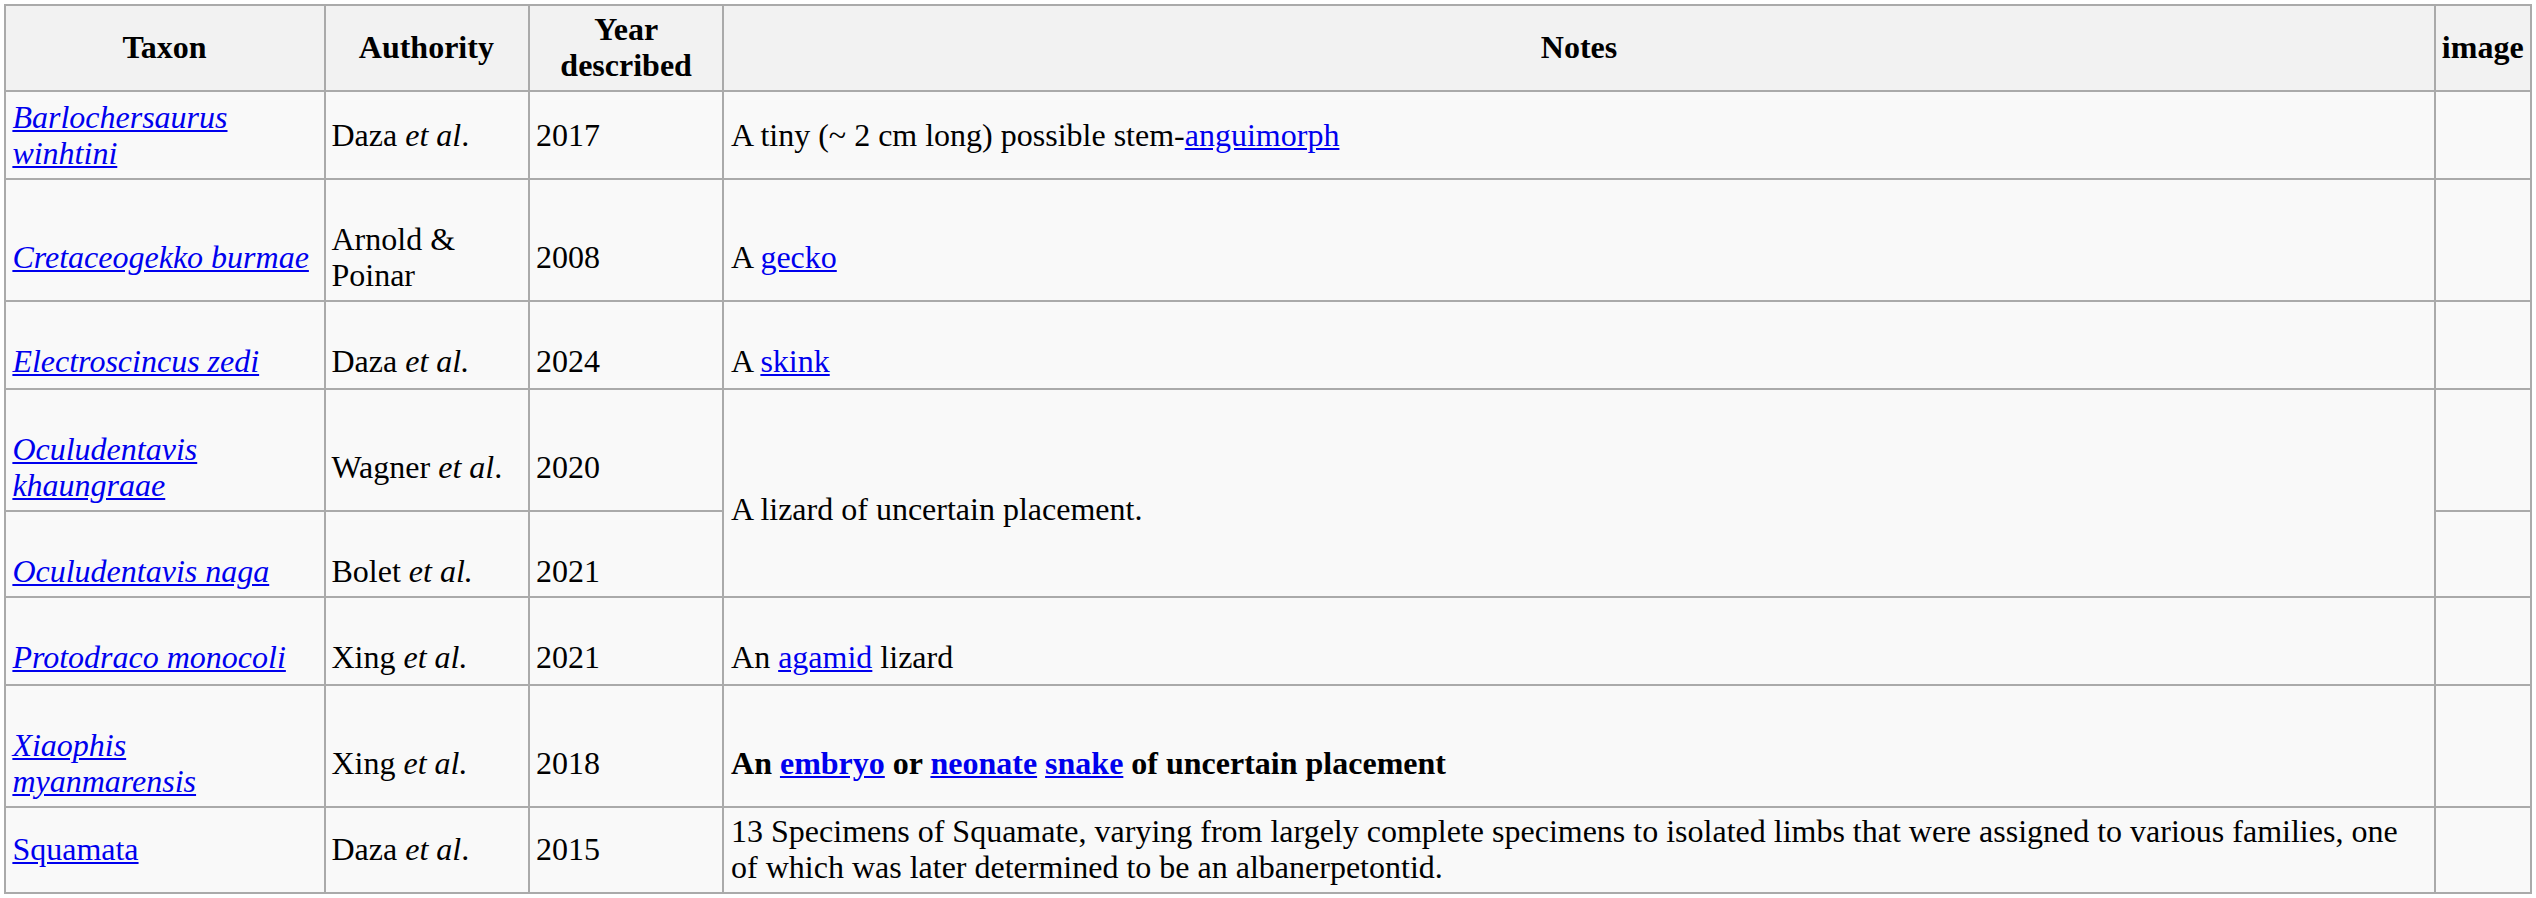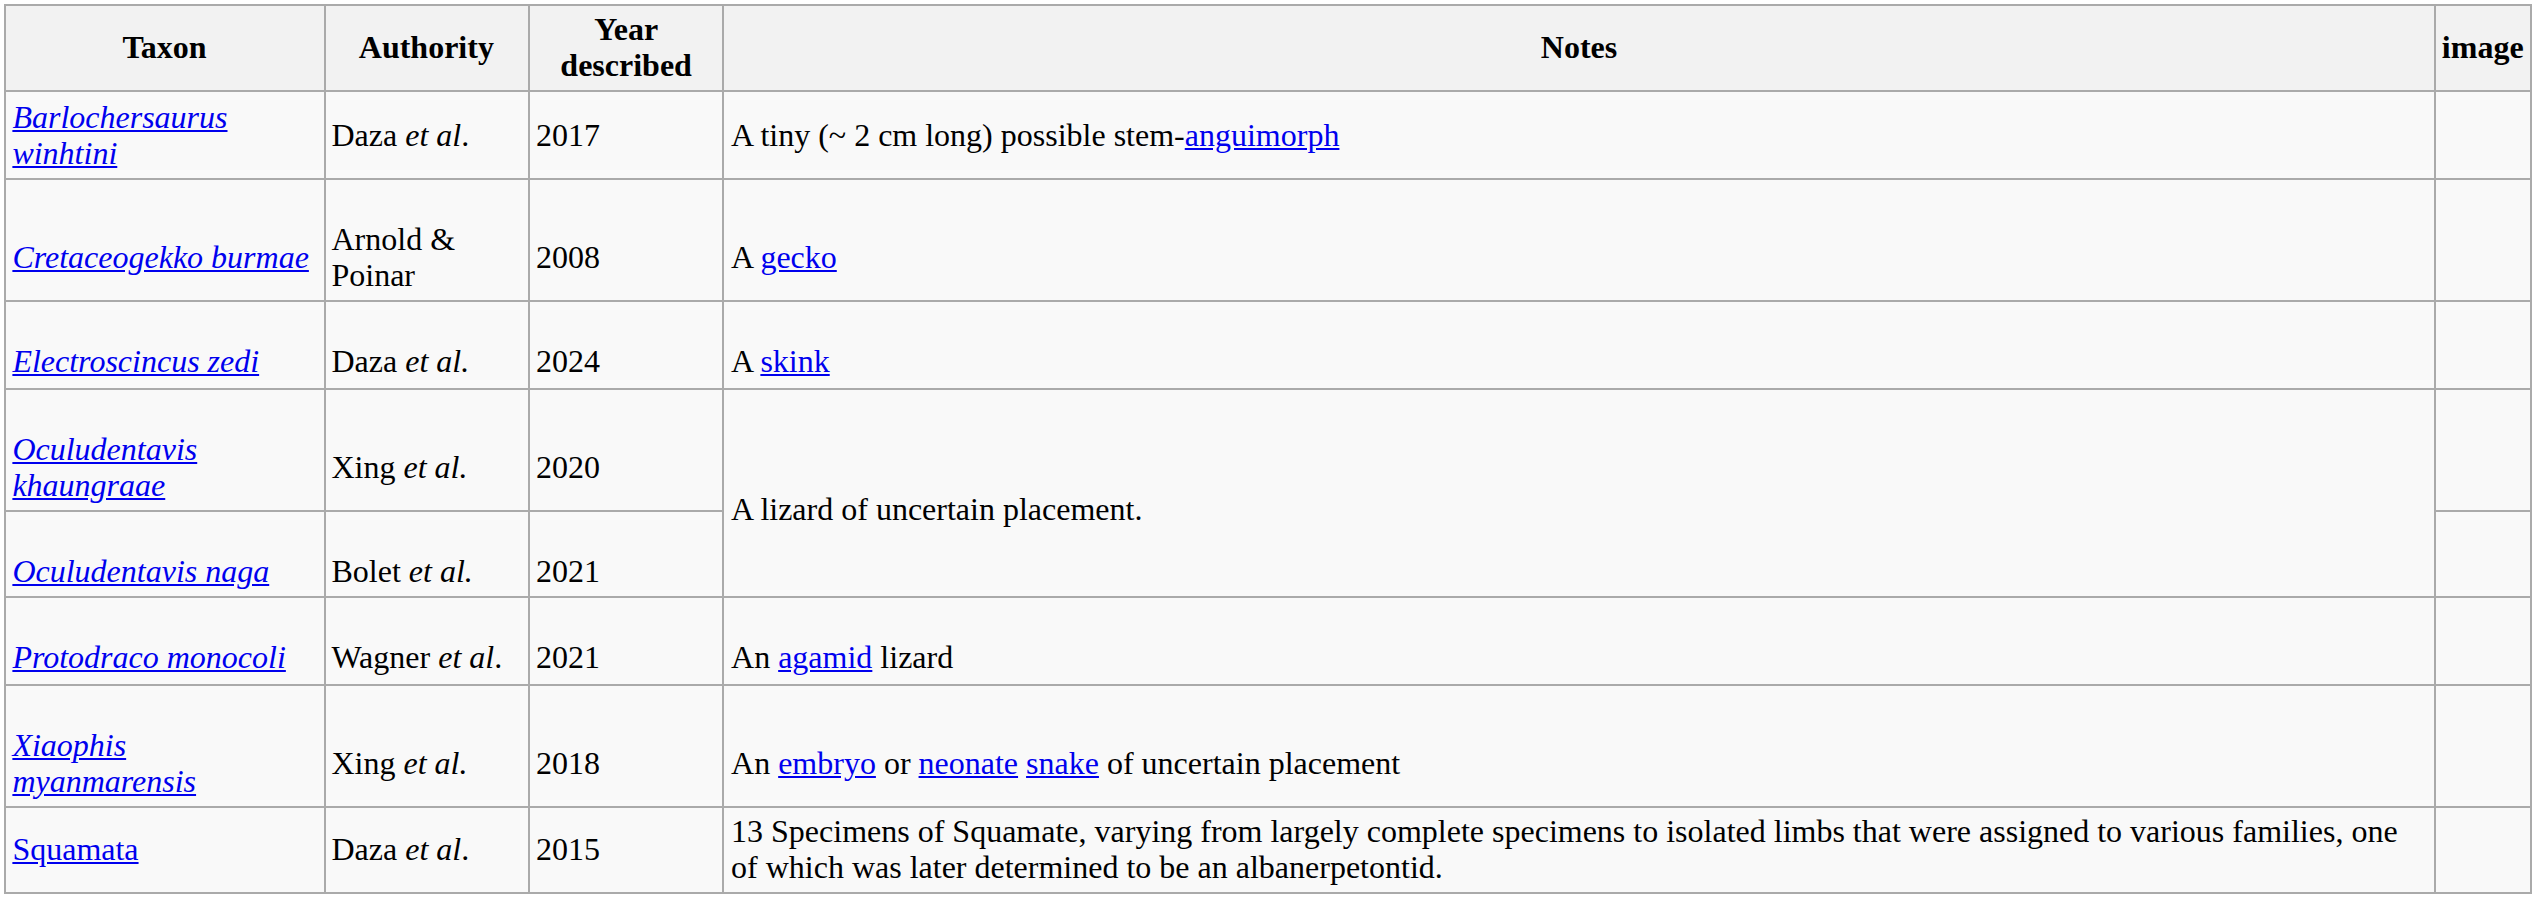(417, 466) Wagner et al. -> (399, 466) Xing et al.
(399, 658) Xing et al. -> (417, 658) Wagner et al.
(1088, 763) bold -> (1066, 763) normal
